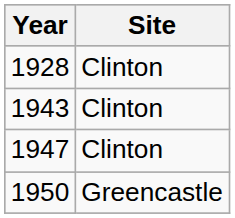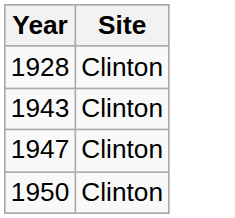(152, 191) Greencastle -> (122, 191) Clinton
